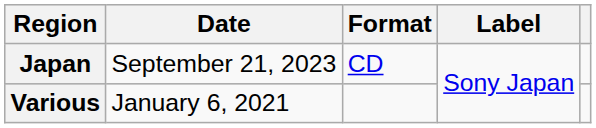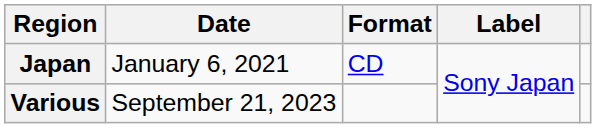(224, 63) September 21, 2023 -> (200, 63) January 6, 2021
(200, 102) January 6, 2021 -> (224, 102) September 21, 2023
